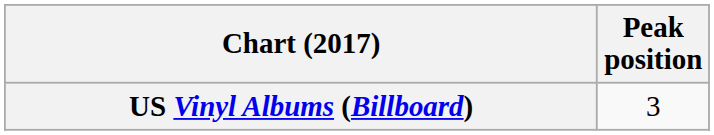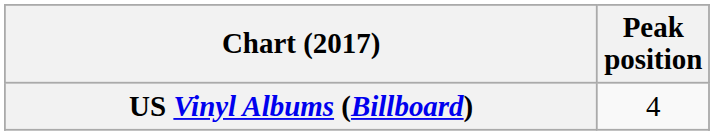(653, 105) 3 -> (653, 105) 4
